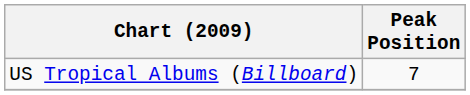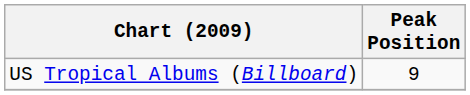(414, 74) 7 -> (414, 74) 9
